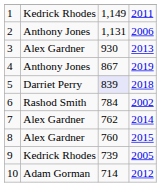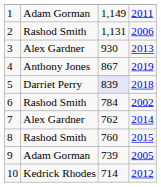(60, 13) Kedrick Rhodes -> (57, 13) Adam Gorman
(57, 31) Anthony Jones -> (55, 31) Rashod Smith
(54, 137) Alex Gardner -> (55, 137) Rashod Smith
(60, 155) Kedrick Rhodes -> (57, 155) Adam Gorman
(57, 173) Adam Gorman -> (60, 173) Kedrick Rhodes
